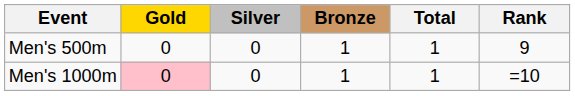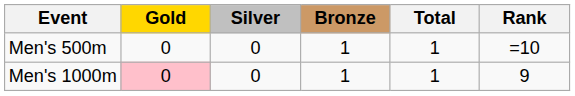(524, 47) 9 -> (524, 47) =10
(524, 76) =10 -> (524, 76) 9
